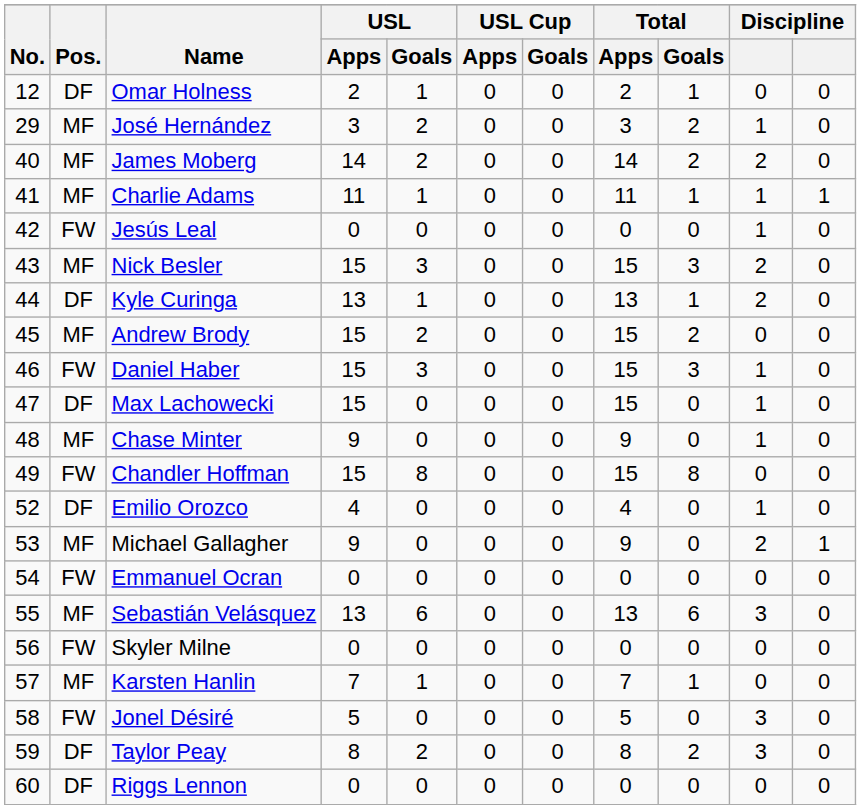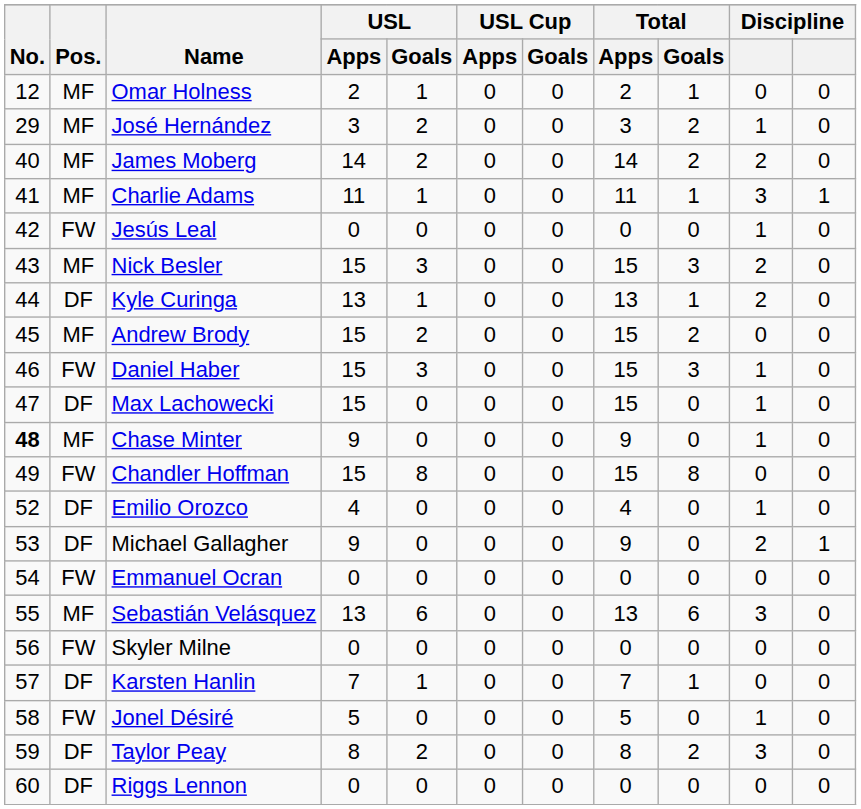(78, 91) DF -> (78, 91) MF
(761, 195) 1 -> (761, 195) 3
(27, 439) normal -> (27, 439) bold
(78, 543) MF -> (78, 543) DF
(78, 682) MF -> (78, 682) DF
(761, 717) 3 -> (761, 717) 1
